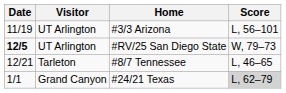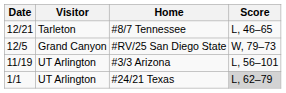rows swapped: (141, 29) <-> (149, 63)
(17, 46) bold -> (17, 46) normal
(67, 46) UT Arlington -> (72, 46) Grand Canyon
(72, 79) Grand Canyon -> (67, 79) UT Arlington
